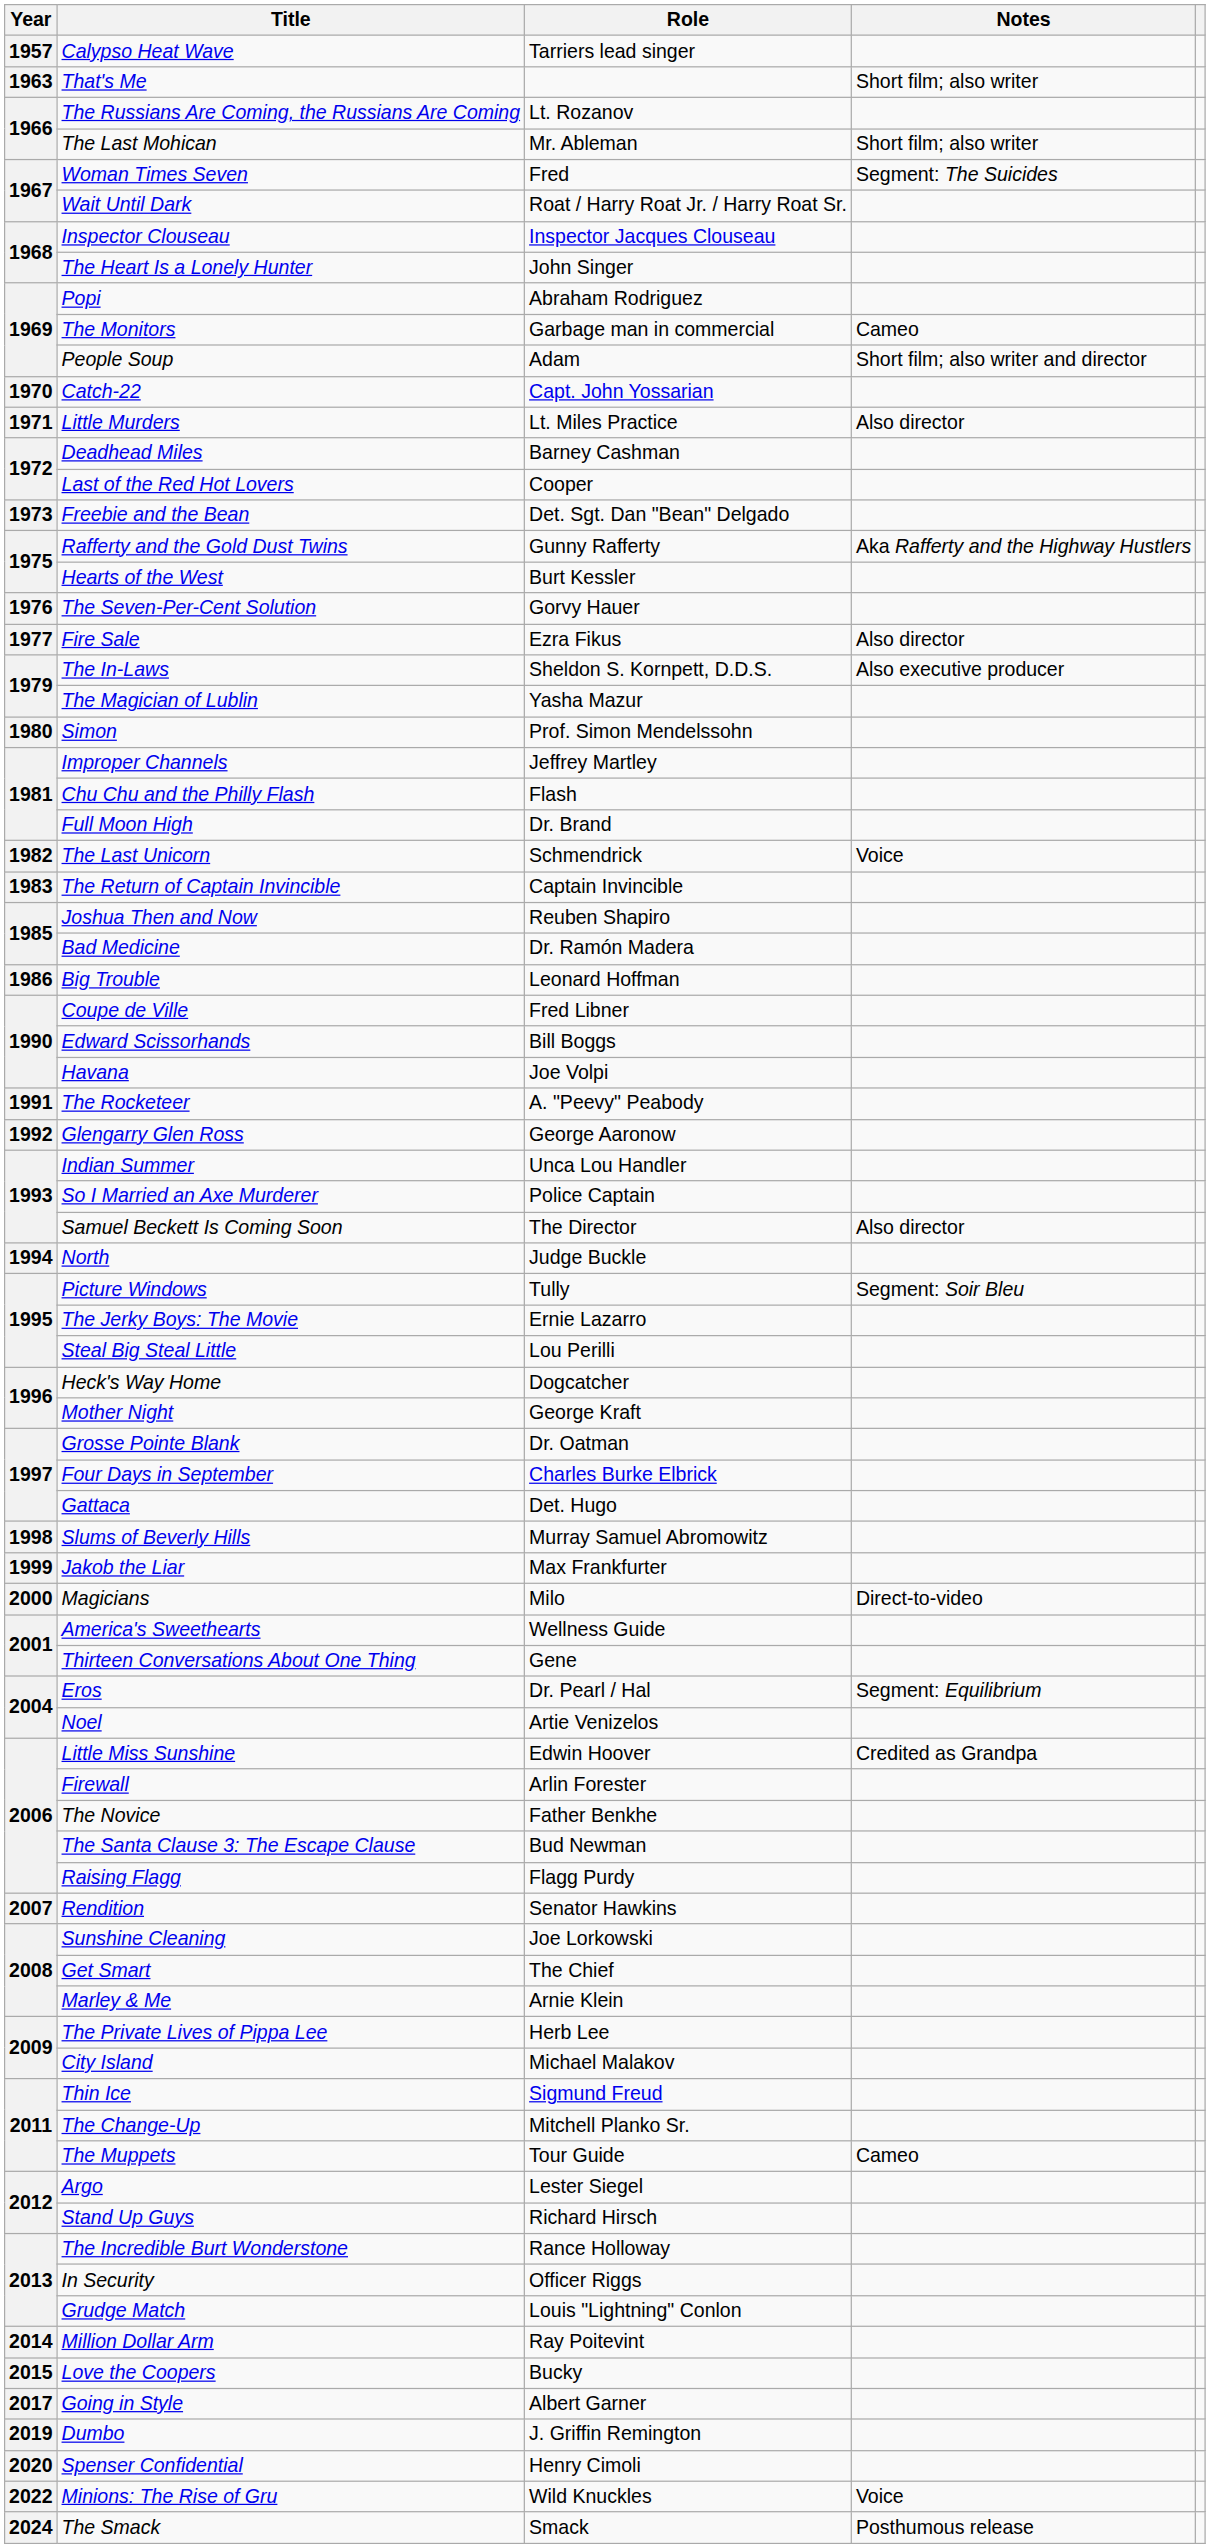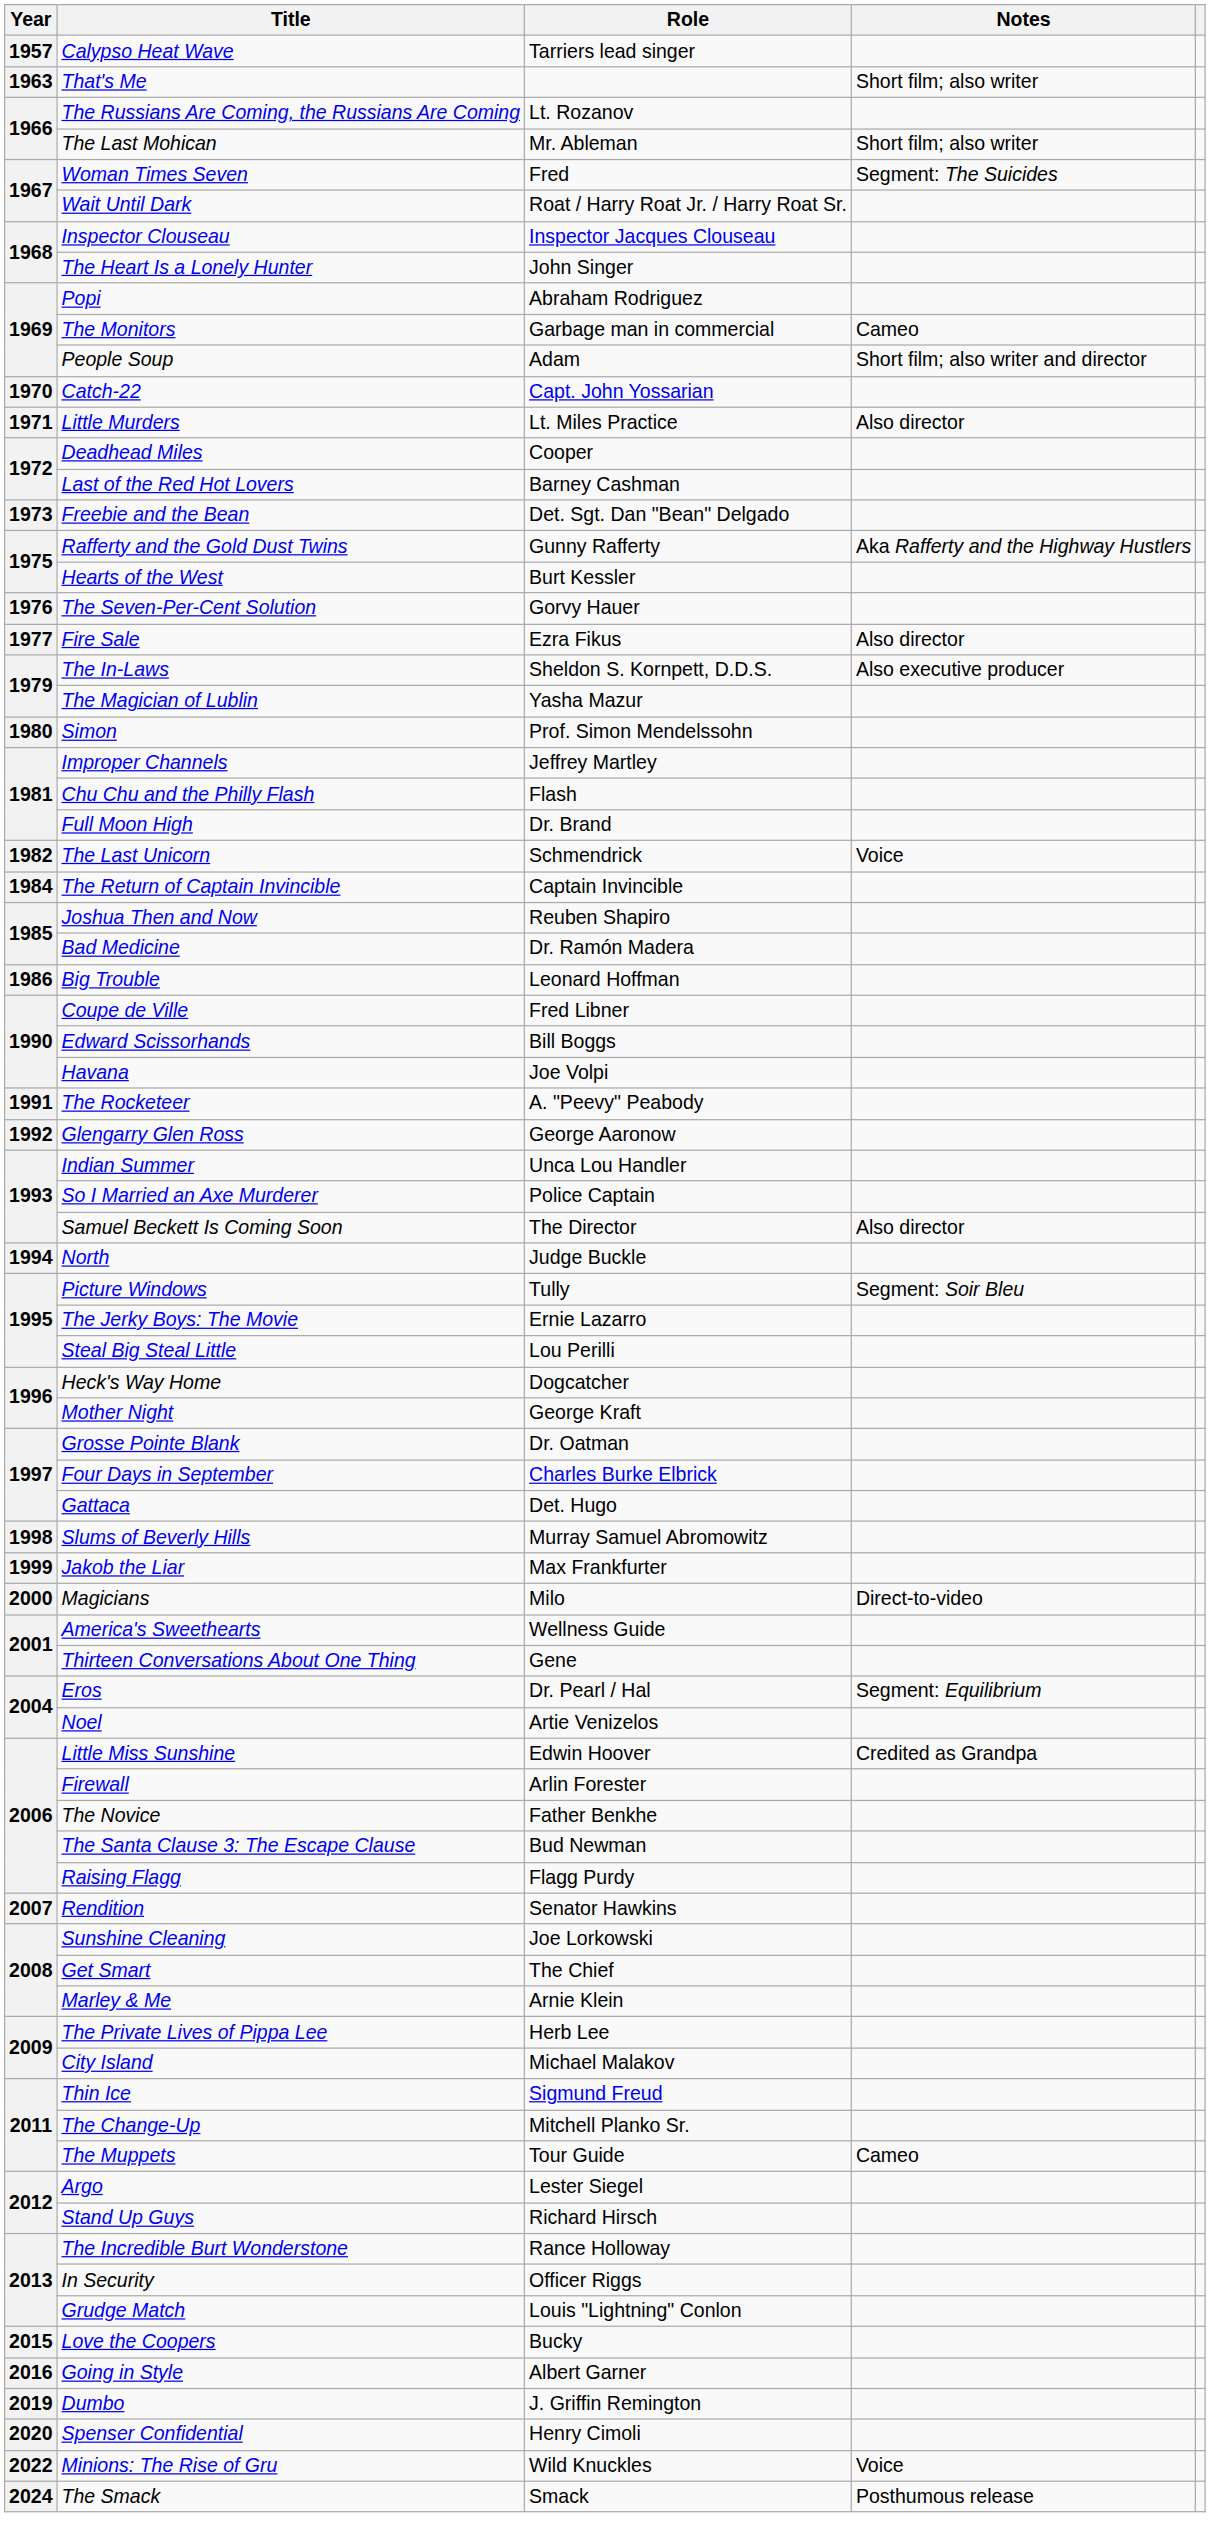(604, 453) Barney Cashman -> (561, 453) Cooper
(561, 484) Cooper -> (604, 484) Barney Cashman
(31, 886) 1983 -> (31, 886) 1984
- row: (138, 2341)
(31, 2403) 2017 -> (31, 2372) 2016
